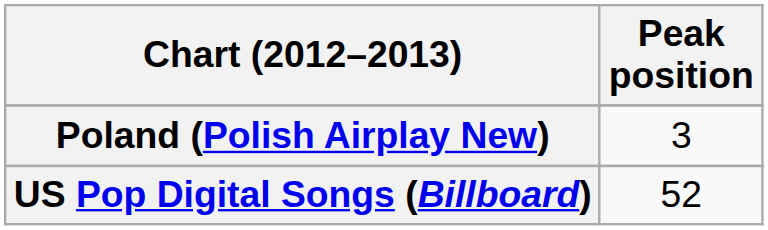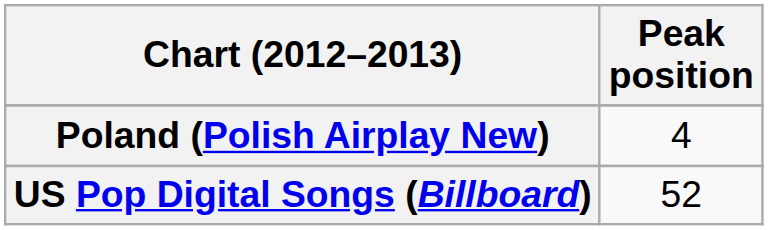(681, 135) 3 -> (681, 135) 4
